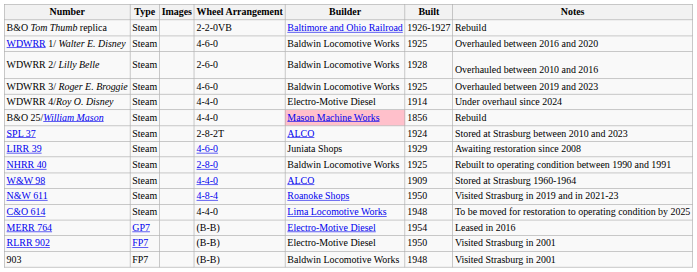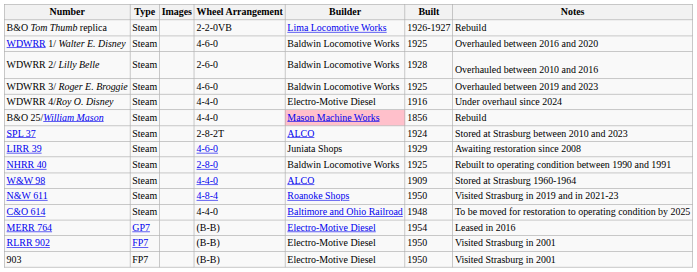(345, 28) Baltimore and Ohio Railroad -> (337, 28) Lima Locomotive Works
(417, 102) 1914 -> (417, 102) 1916
(337, 212) Lima Locomotive Works -> (345, 212) Baltimore and Ohio Railroad
(343, 259) Baldwin Locomotive Works -> (332, 259) Electro-Motive Diesel
(417, 259) 1948 -> (417, 259) 1950
